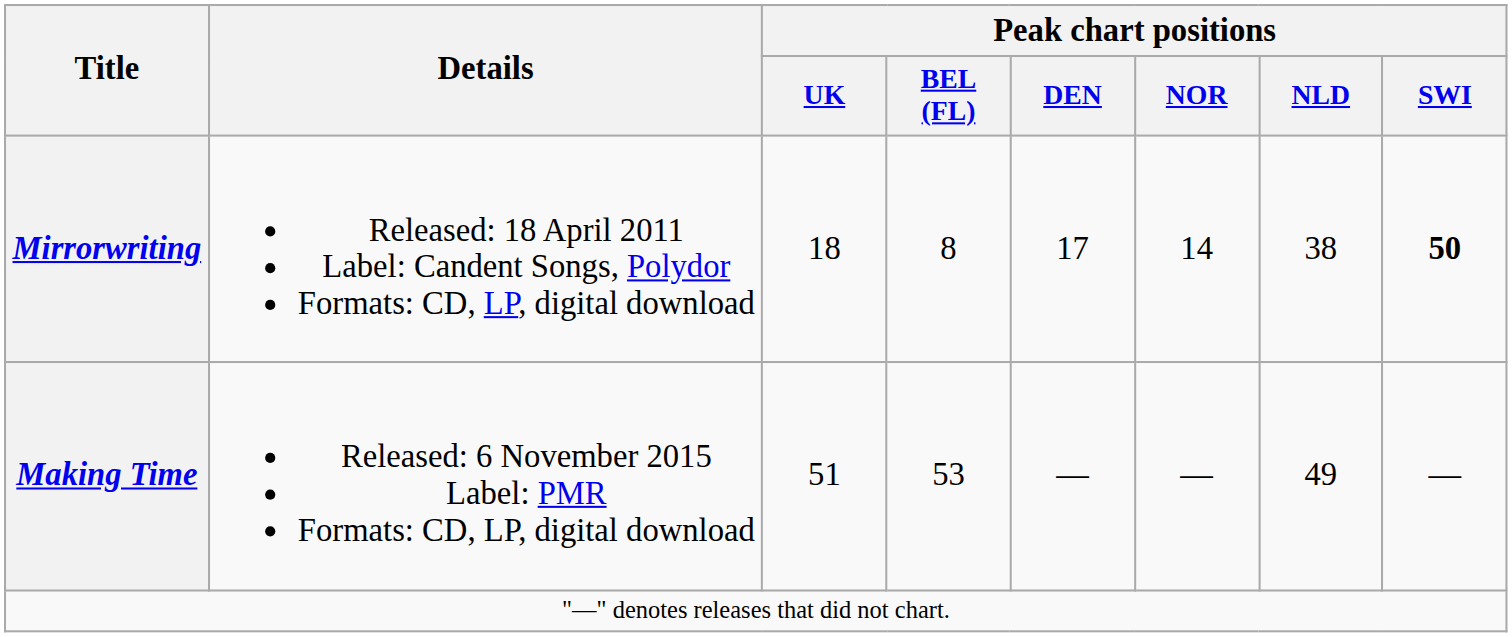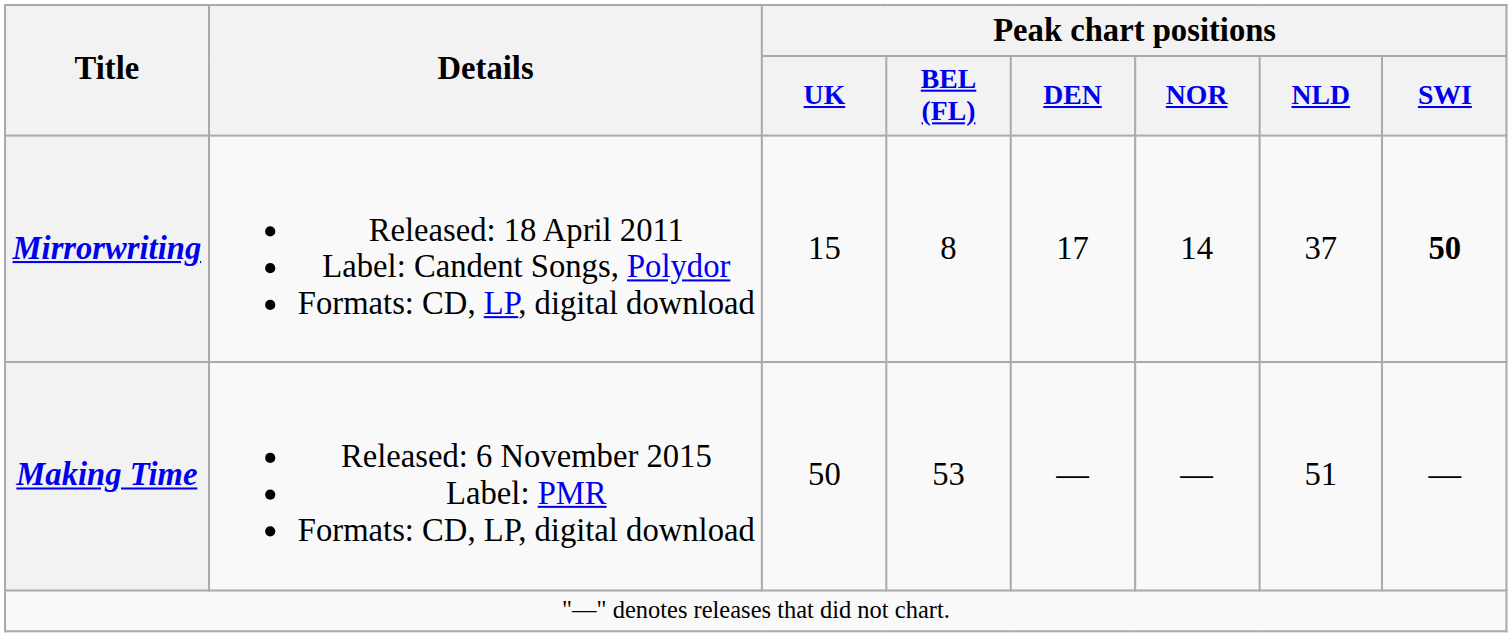(824, 248) 18 -> (824, 248) 15
(1321, 248) 38 -> (1321, 248) 37
(824, 475) 51 -> (824, 475) 50
(1321, 475) 49 -> (1321, 475) 51
